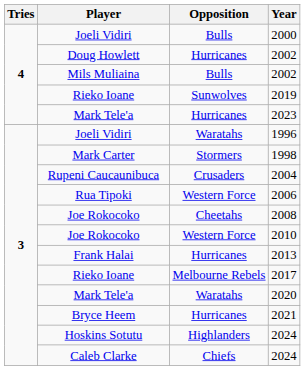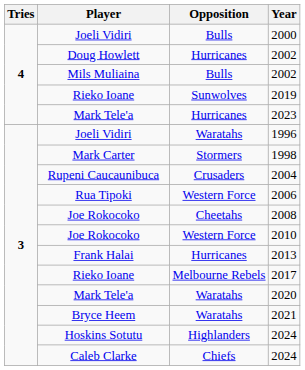(219, 315) Hurricanes -> (219, 315) Waratahs
